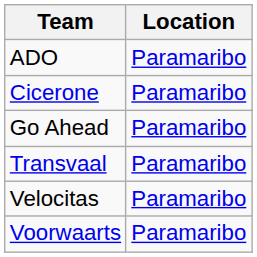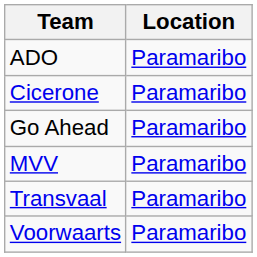+ row: (34, 163)
- row: (54, 198)
